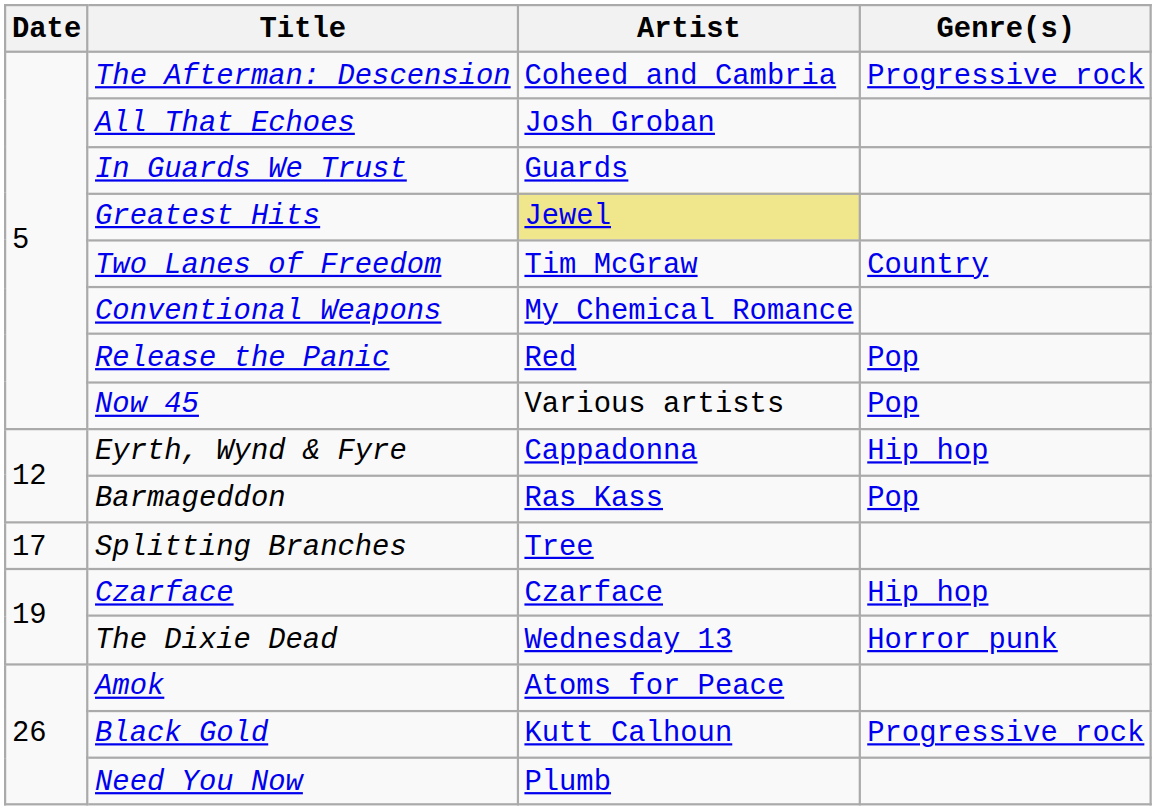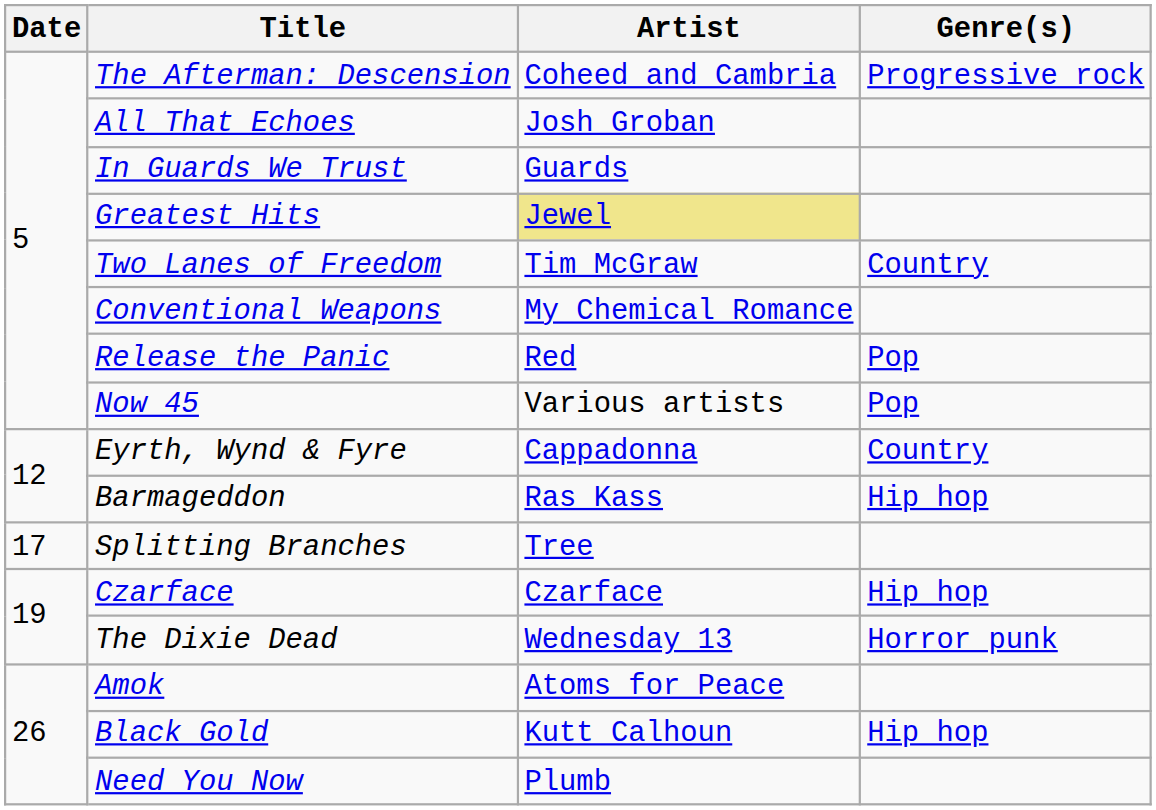(928, 452) Hip hop -> (928, 452) Country
(893, 499) Pop -> (928, 499) Hip hop
(1006, 734) Progressive rock -> (928, 734) Hip hop
